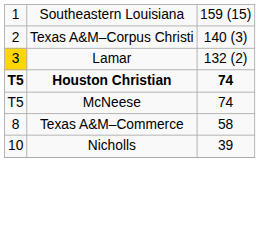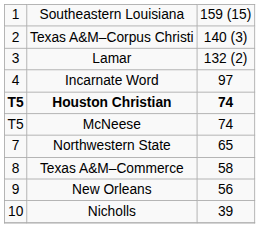(16, 59) gold background -> (16, 59) no background
+ row: (112, 80)
+ row: (112, 146)
+ row: (112, 189)
